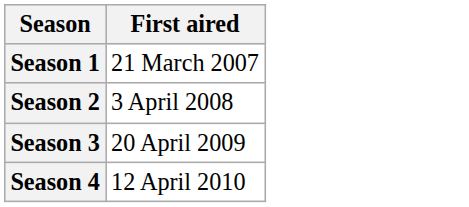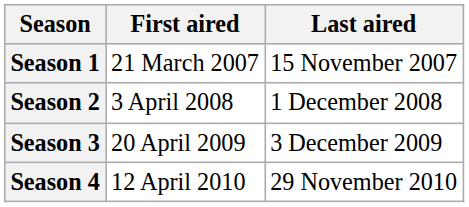+ column: (364, 23)
